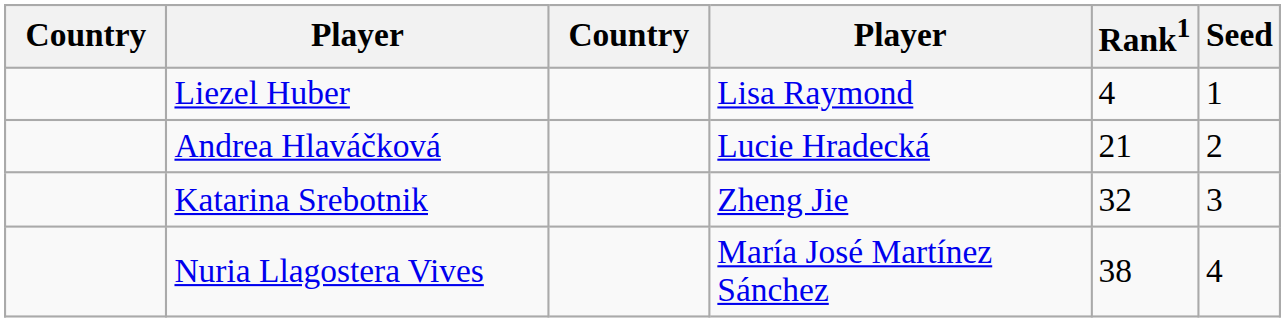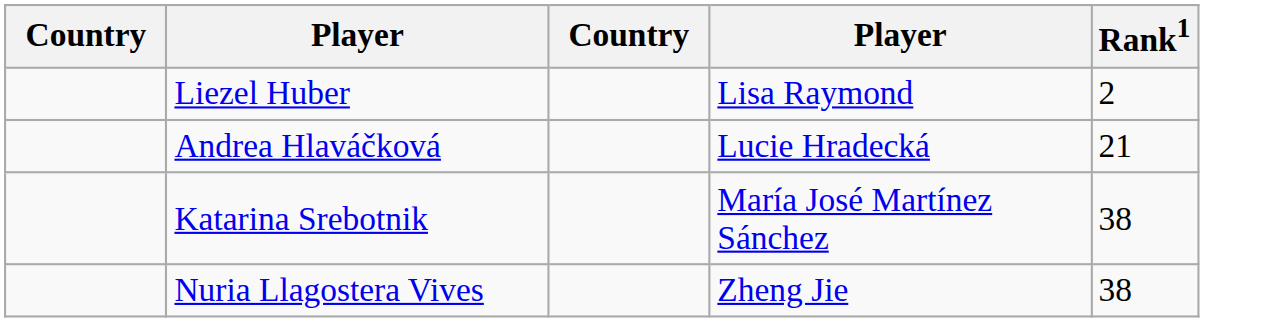- column: (1239, 35)
(1107, 93) 4 -> (1107, 93) 2
(783, 199) Zheng Jie -> (855, 217) María José Martínez Sánchez
(1115, 199) 32 -> (1115, 217) 38
(855, 271) María José Martínez Sánchez -> (783, 289) Zheng Jie
